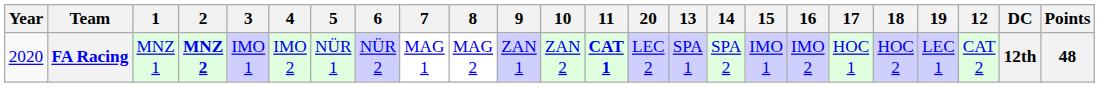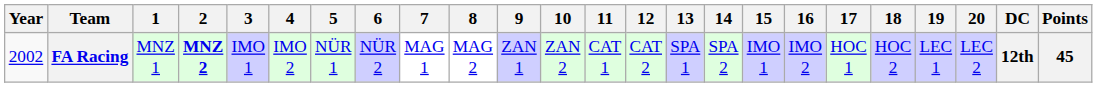columns swapped: (979, 18) <-> (648, 18)
(26, 56) 2020 -> (26, 56) 2002
(606, 56) bold -> (605, 56) normal
(1067, 56) 48 -> (1065, 56) 45
